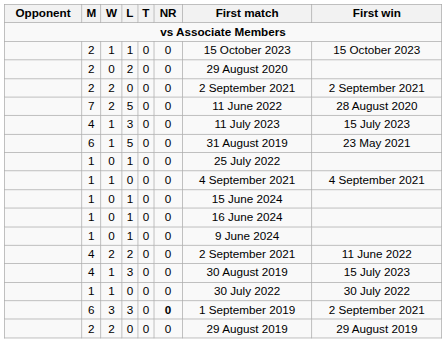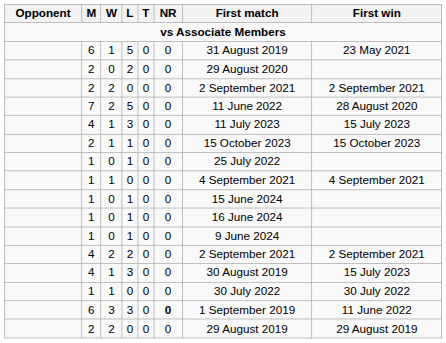rows swapped: (91, 143) <-> (91, 50)
(377, 254) 11 June 2022 -> (377, 254) 2 September 2021
(377, 310) 2 September 2021 -> (377, 310) 11 June 2022
